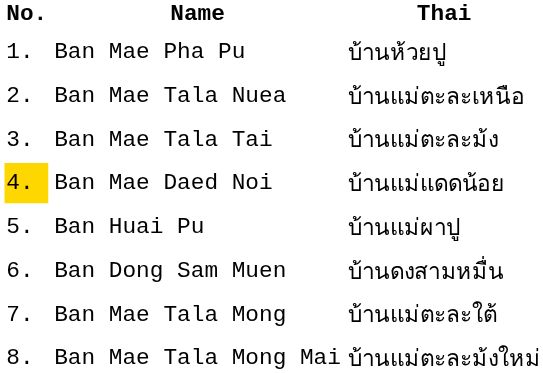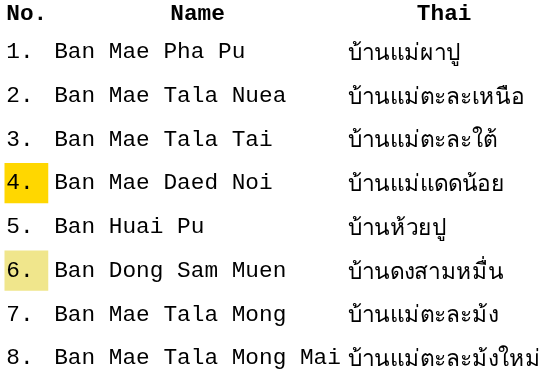(397, 54) บ้านห้วยปู -> (404, 54) บ้านแม่ผาปู
(423, 141) บ้านแม่ตะละม้ง -> (422, 141) บ้านแม่ตะละใต้
(404, 229) บ้านแม่ผาปู -> (397, 229) บ้านห้วยปู
(20, 271) no background -> (20, 271) khaki background
(422, 316) บ้านแม่ตะละใต้ -> (423, 316) บ้านแม่ตะละม้ง
